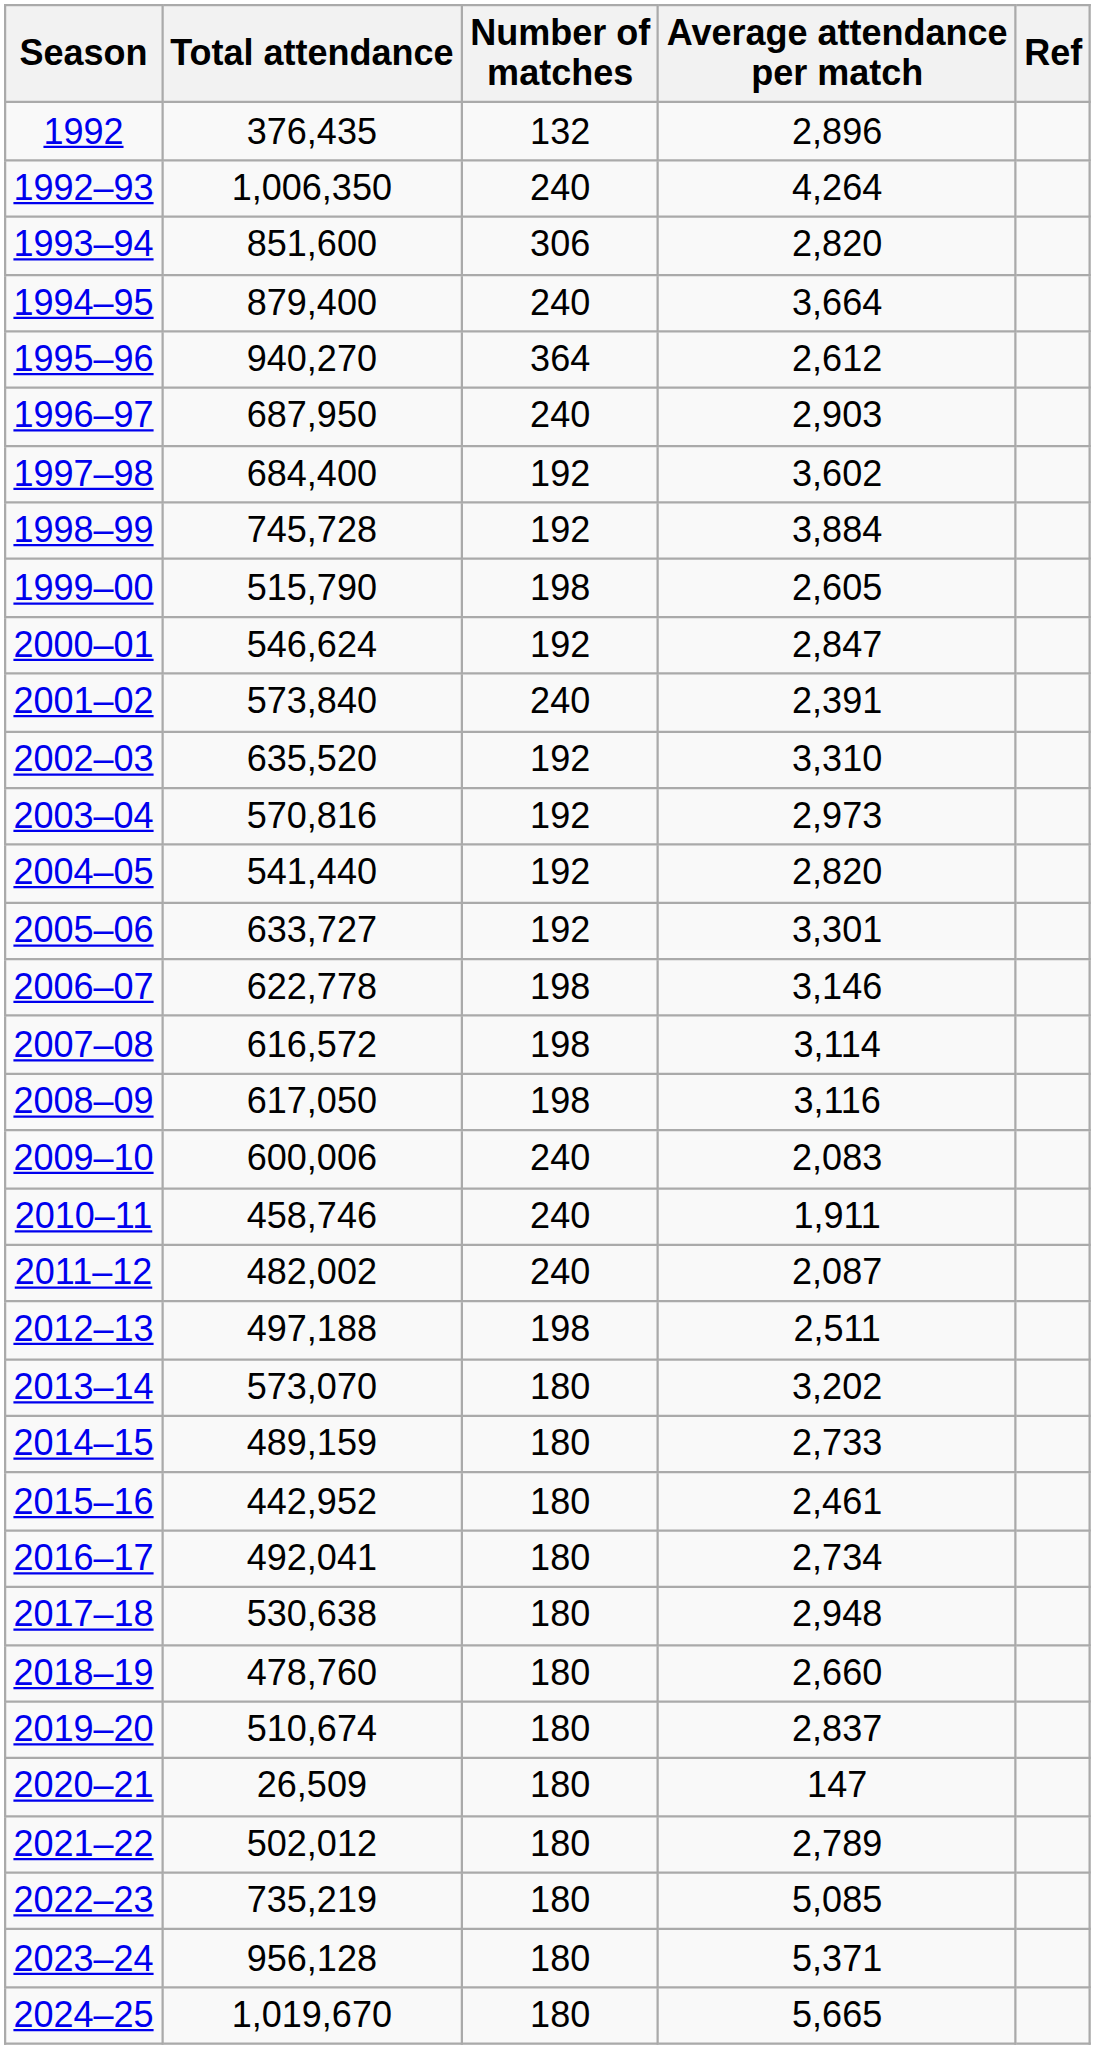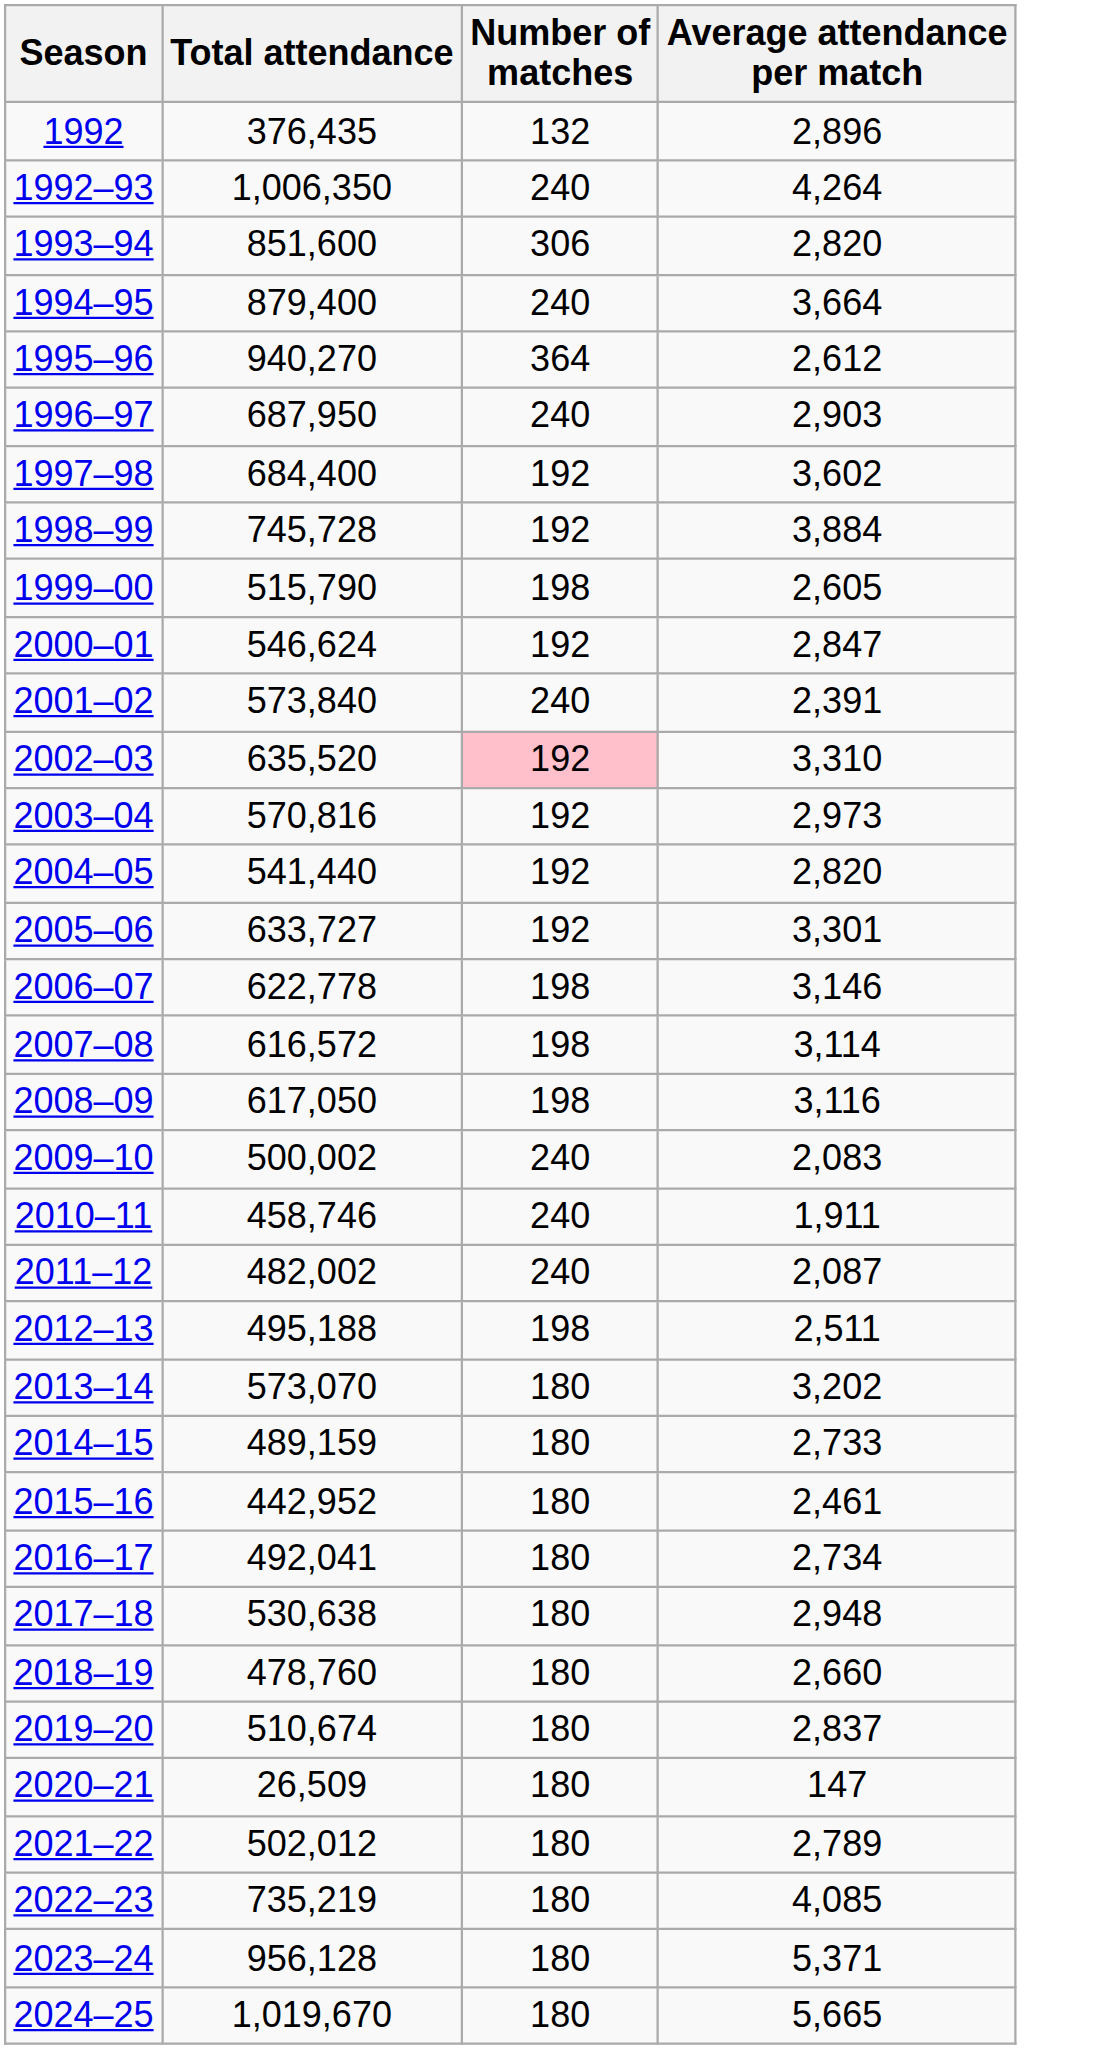- column: (1053, 53)
(560, 758) no background -> (560, 758) pink background
(312, 1158) 600,006 -> (312, 1158) 500,002
(312, 1329) 497,188 -> (312, 1329) 495,188
(837, 1900) 5,085 -> (837, 1900) 4,085
